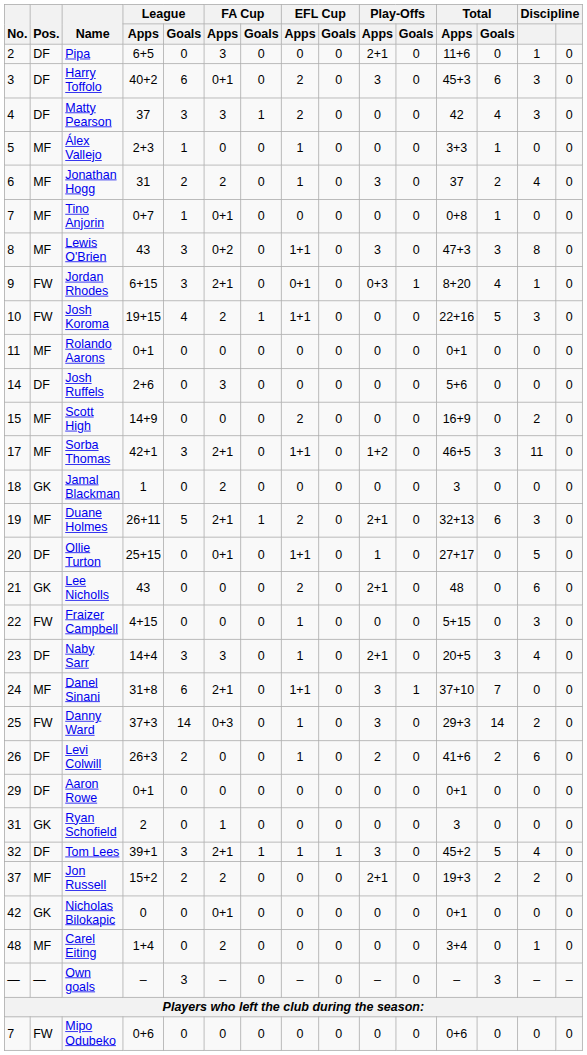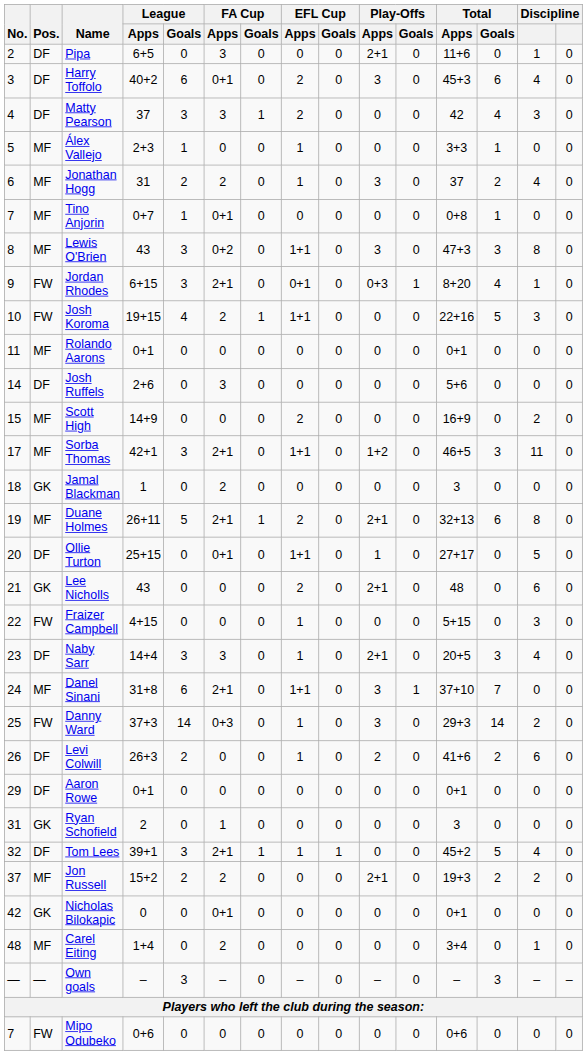(537, 80) 3 -> (537, 80) 4
(537, 520) 3 -> (537, 520) 8
(377, 851) 3 -> (377, 851) 0
